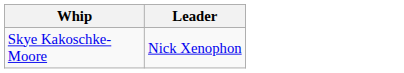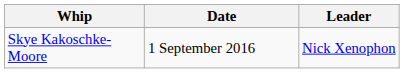+ column: (222, 16)
